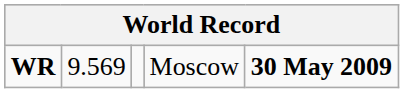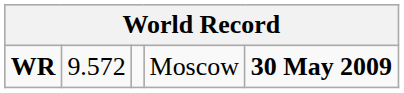(97, 66) 9.569 -> (97, 66) 9.572
